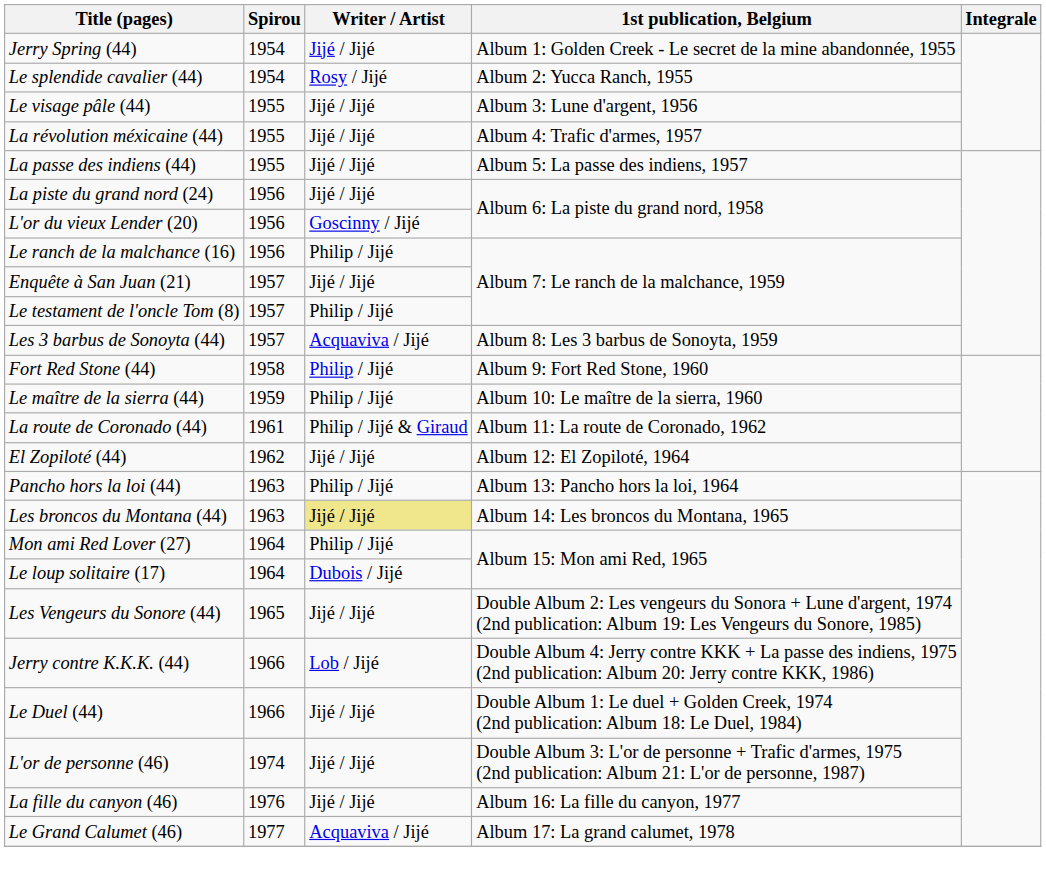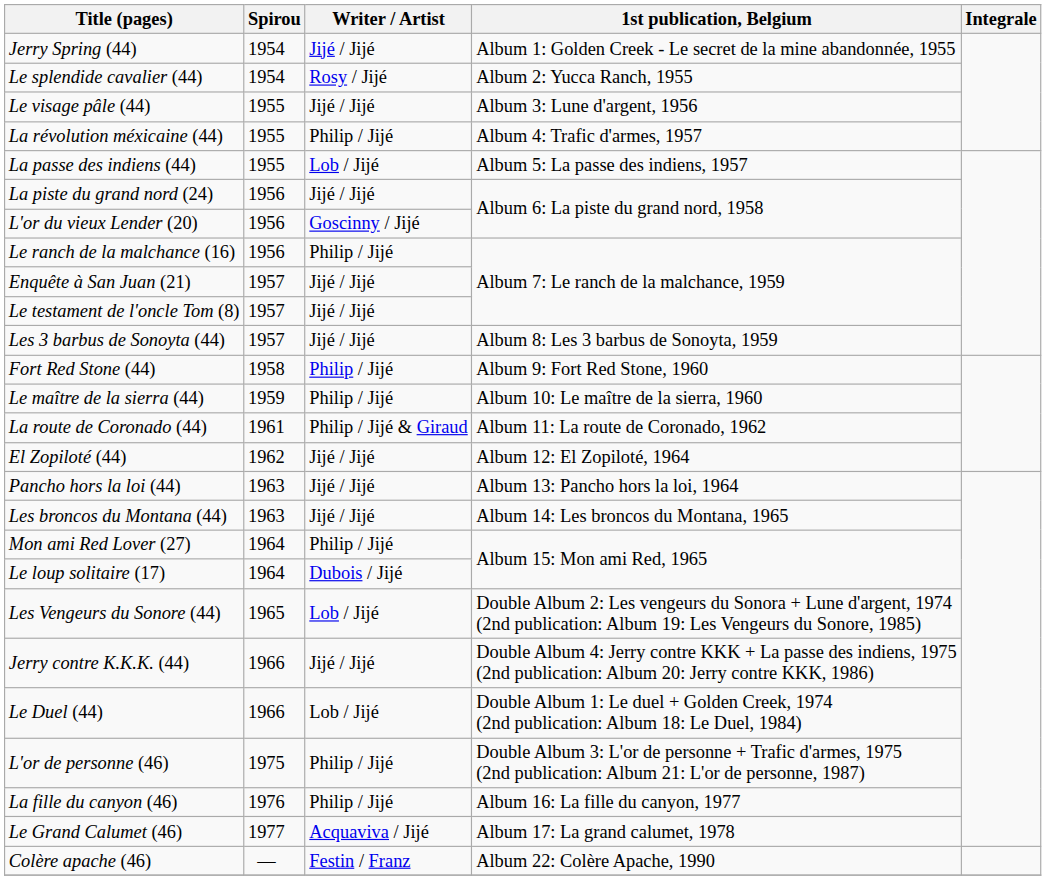(342, 135) Jijé / Jijé -> (351, 135) Philip / Jijé
(342, 164) Jijé / Jijé -> (344, 164) Lob / Jijé
(351, 310) Philip / Jijé -> (342, 310) Jijé / Jijé
(369, 340) Acquaviva / Jijé -> (342, 340) Jijé / Jijé
(351, 485) Philip / Jijé -> (342, 485) Jijé / Jijé
(342, 515) khaki background -> (342, 515) no background
(342, 613) Jijé / Jijé -> (344, 613) Lob / Jijé
(344, 662) Lob / Jijé -> (342, 662) Jijé / Jijé
(342, 712) Jijé / Jijé -> (344, 712) Lob / Jijé
(266, 762) 1974 -> (266, 762) 1975
(342, 762) Jijé / Jijé -> (351, 762) Philip / Jijé
(342, 802) Jijé / Jijé -> (351, 802) Philip / Jijé
+ row: (80, 860)
